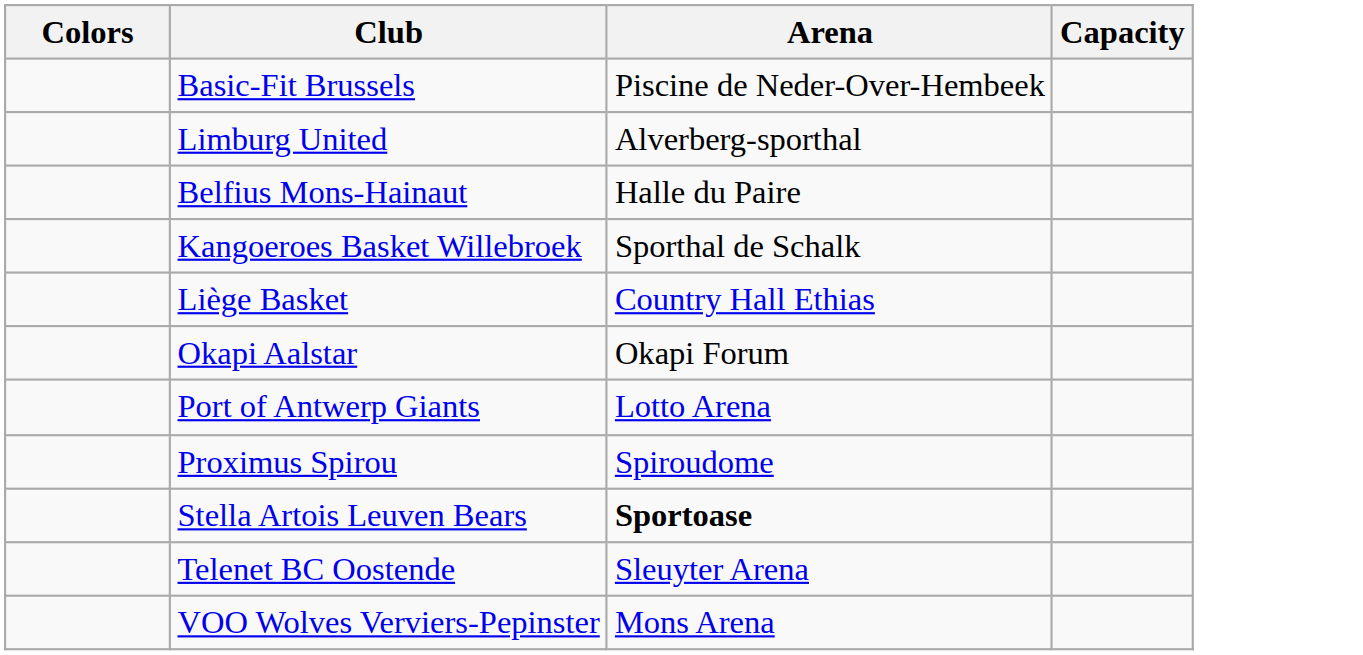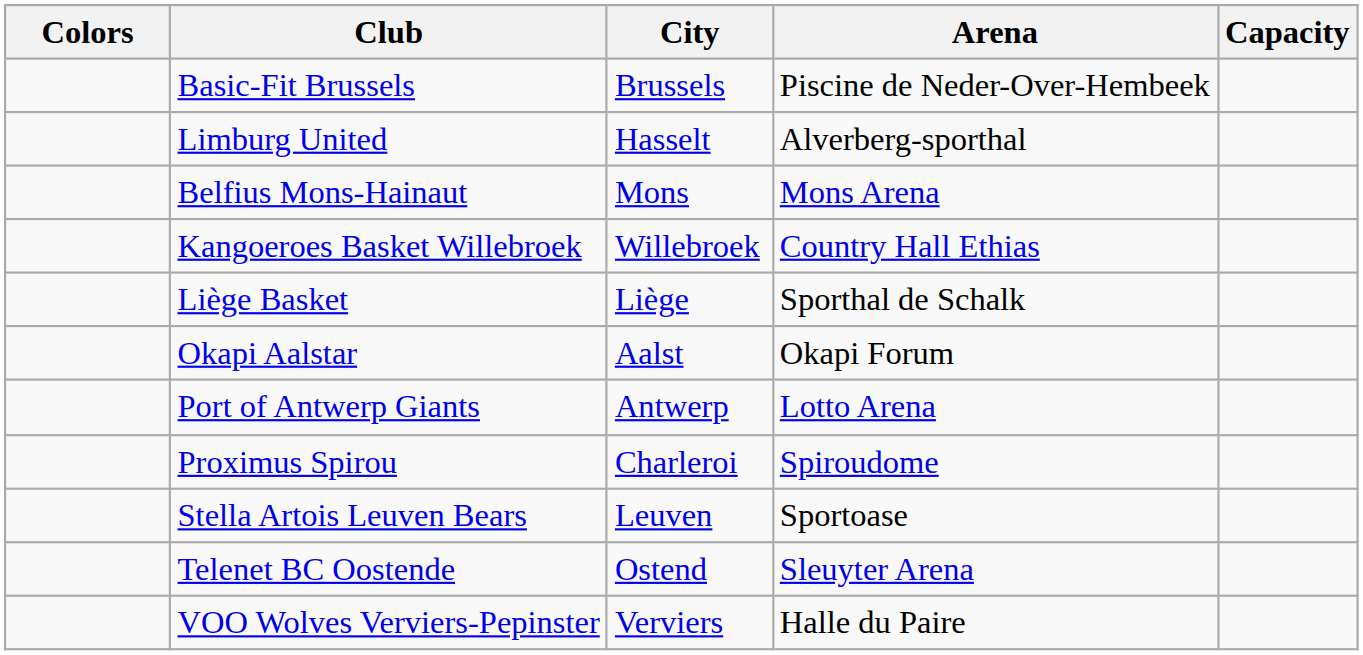+ column: (690, 31)
(708, 192) Halle du Paire -> (860, 192) Mons Arena
(738, 246) Sporthal de Schalk -> (910, 246) Country Hall Ethias
(745, 299) Country Hall Ethias -> (903, 299) Sporthal de Schalk
(684, 514) bold -> (844, 514) normal
(695, 621) Mons Arena -> (873, 621) Halle du Paire
